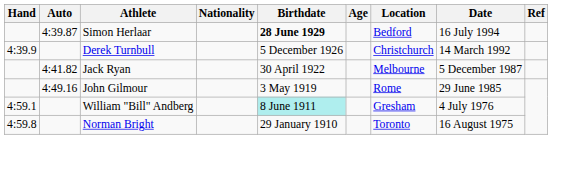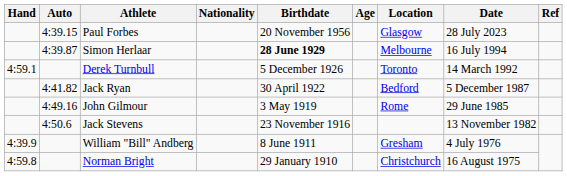+ row: (110, 32)
(392, 32) Bedford -> (406, 50) Melbourne
(22, 50) 4:39.9 -> (22, 69) 4:59.1
(403, 50) Christchurch -> (399, 69) Toronto
(399, 69) Melbourne -> (400, 87) Bedford
+ row: (113, 124)
(22, 106) 4:59.1 -> (22, 143) 4:39.9
(288, 106) paleturquoise background -> (288, 143) no background
(392, 124) Toronto -> (411, 161) Christchurch
